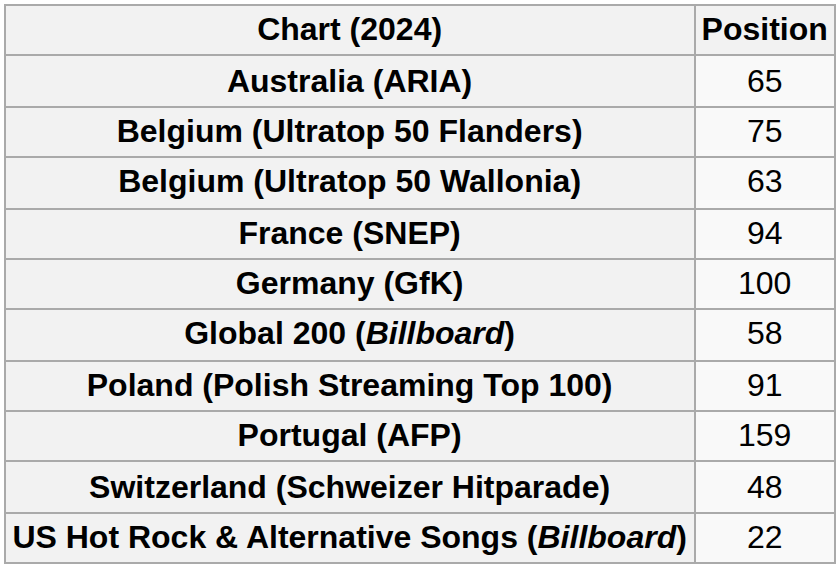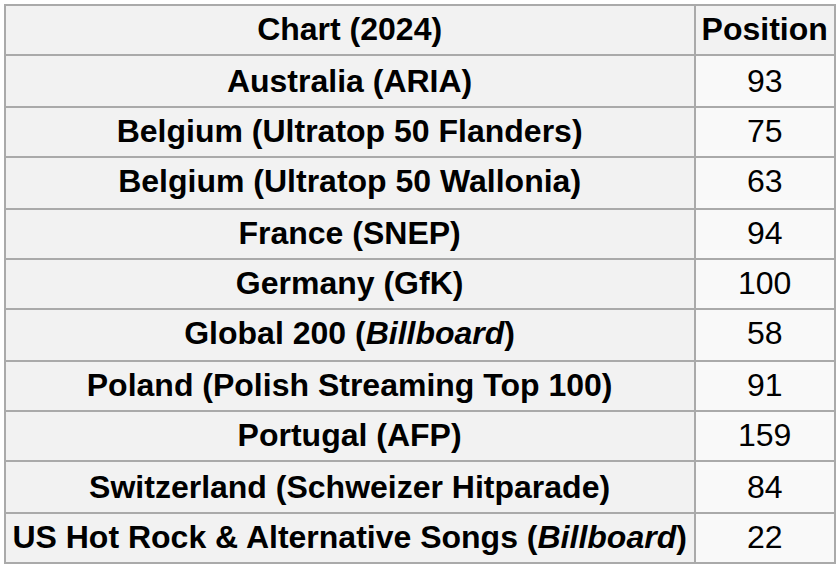(765, 80) 65 -> (765, 80) 93
(765, 486) 48 -> (765, 486) 84
